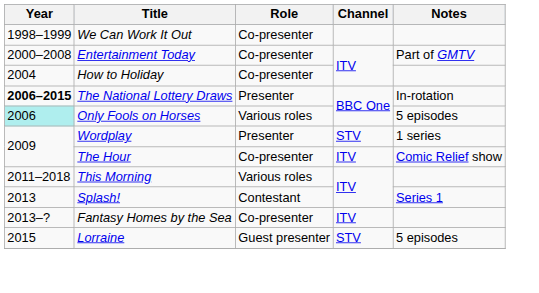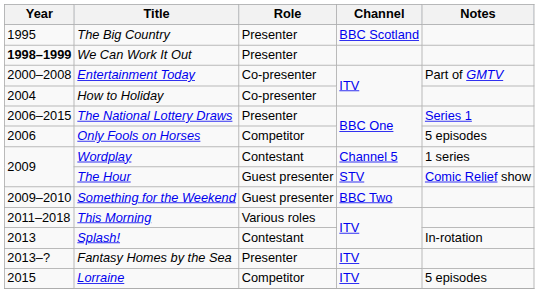+ row: (124, 34)
(39, 34) normal -> (39, 55) bold
(276, 34) Co-presenter -> (269, 55) Presenter
(39, 95) bold -> (39, 116) normal
(425, 95) In-rotation -> (448, 116) Series 1
(22, 116) paleturquoise background -> (22, 136) no background
(275, 116) Various roles -> (273, 136) Competitor
(266, 136) Presenter -> (273, 156) Contestant
(348, 136) STV -> (369, 156) Channel 5
(276, 156) Co-presenter -> (288, 177) Guest presenter
(346, 156) ITV -> (352, 177) STV
+ row: (157, 197)
(419, 197) Series 1 -> (454, 237) In-rotation
(276, 217) Co-presenter -> (269, 258) Presenter
(284, 237) Guest presenter -> (273, 278) Competitor
(348, 237) STV -> (349, 278) ITV
